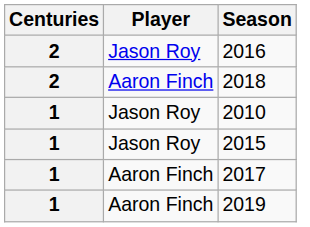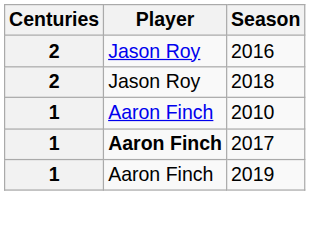(161, 81) Aaron Finch -> (154, 81) Jason Roy
(154, 112) Jason Roy -> (161, 112) Aaron Finch
- row: (244, 143)
(161, 174) normal -> (165, 143) bold
